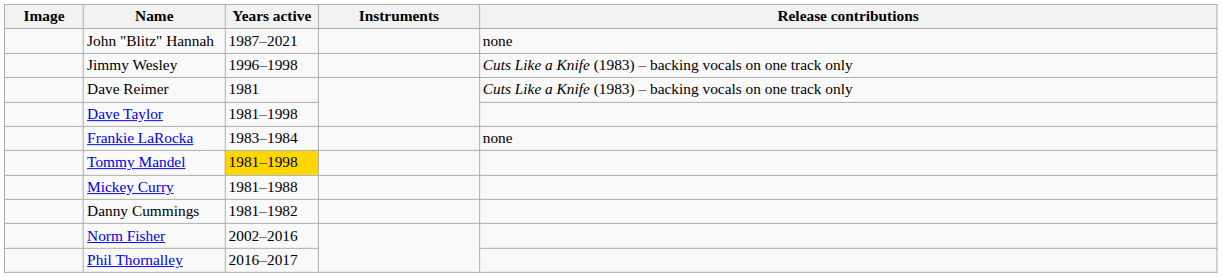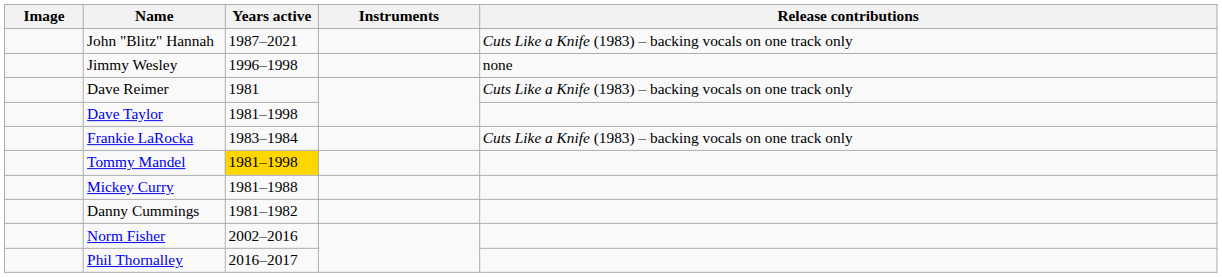(498, 41) none -> (668, 41) Cuts Like a Knife (1983) – backing vocals on one track only
(668, 65) Cuts Like a Knife (1983) – backing vocals on one track only -> (498, 65) none
(498, 138) none -> (668, 138) Cuts Like a Knife (1983) – backing vocals on one track only
